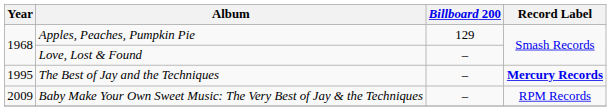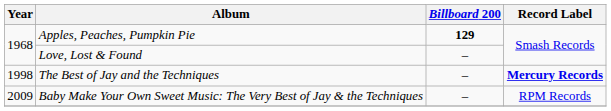(465, 34) normal -> (465, 34) bold
(20, 75) 1995 -> (20, 75) 1998
